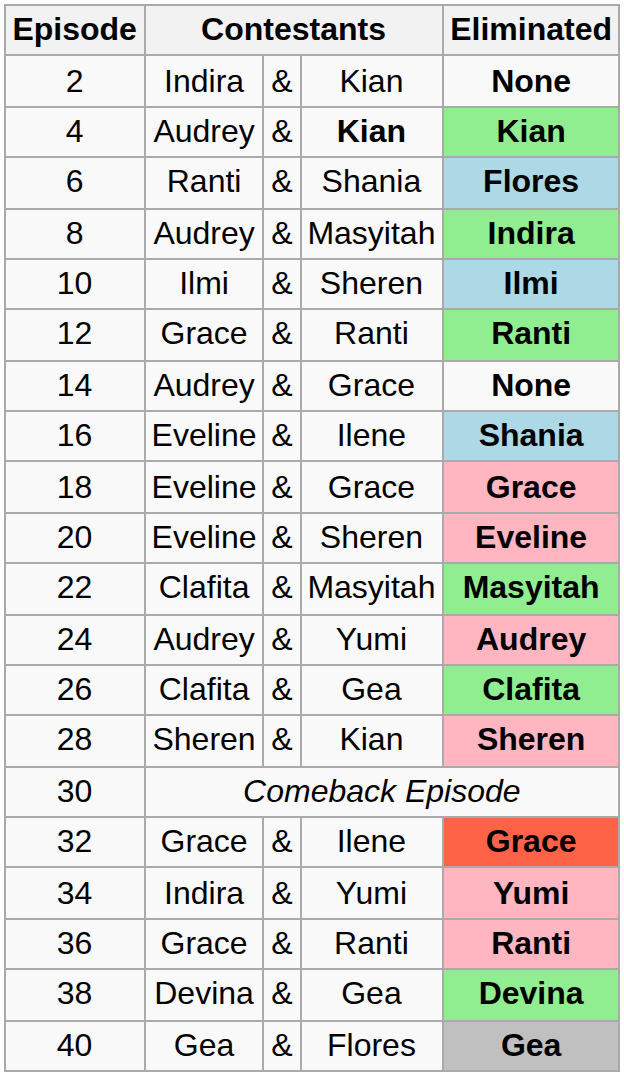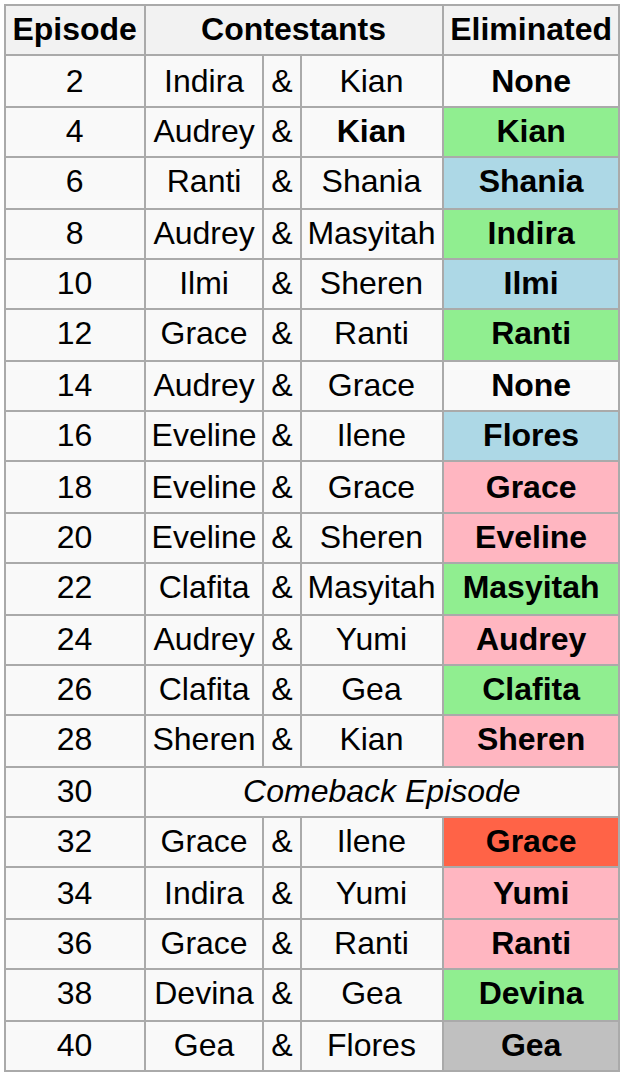(531, 182) Flores -> (531, 182) Shania
(531, 435) Shania -> (531, 435) Flores
